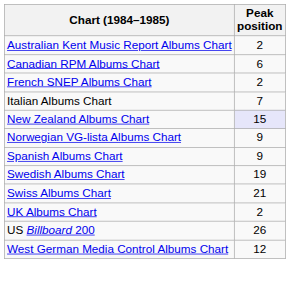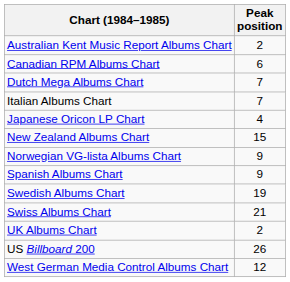+ row: (75, 82)
- row: (79, 82)
+ row: (76, 119)
(260, 119) lavender background -> (260, 138) no background
